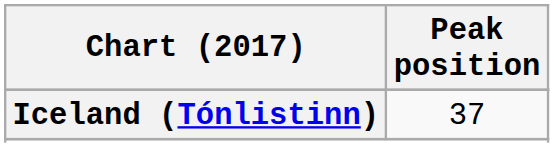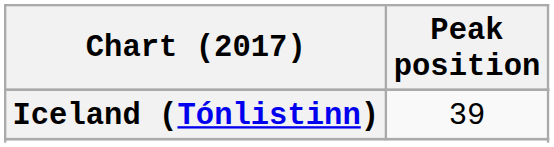(467, 115) 37 -> (467, 115) 39
